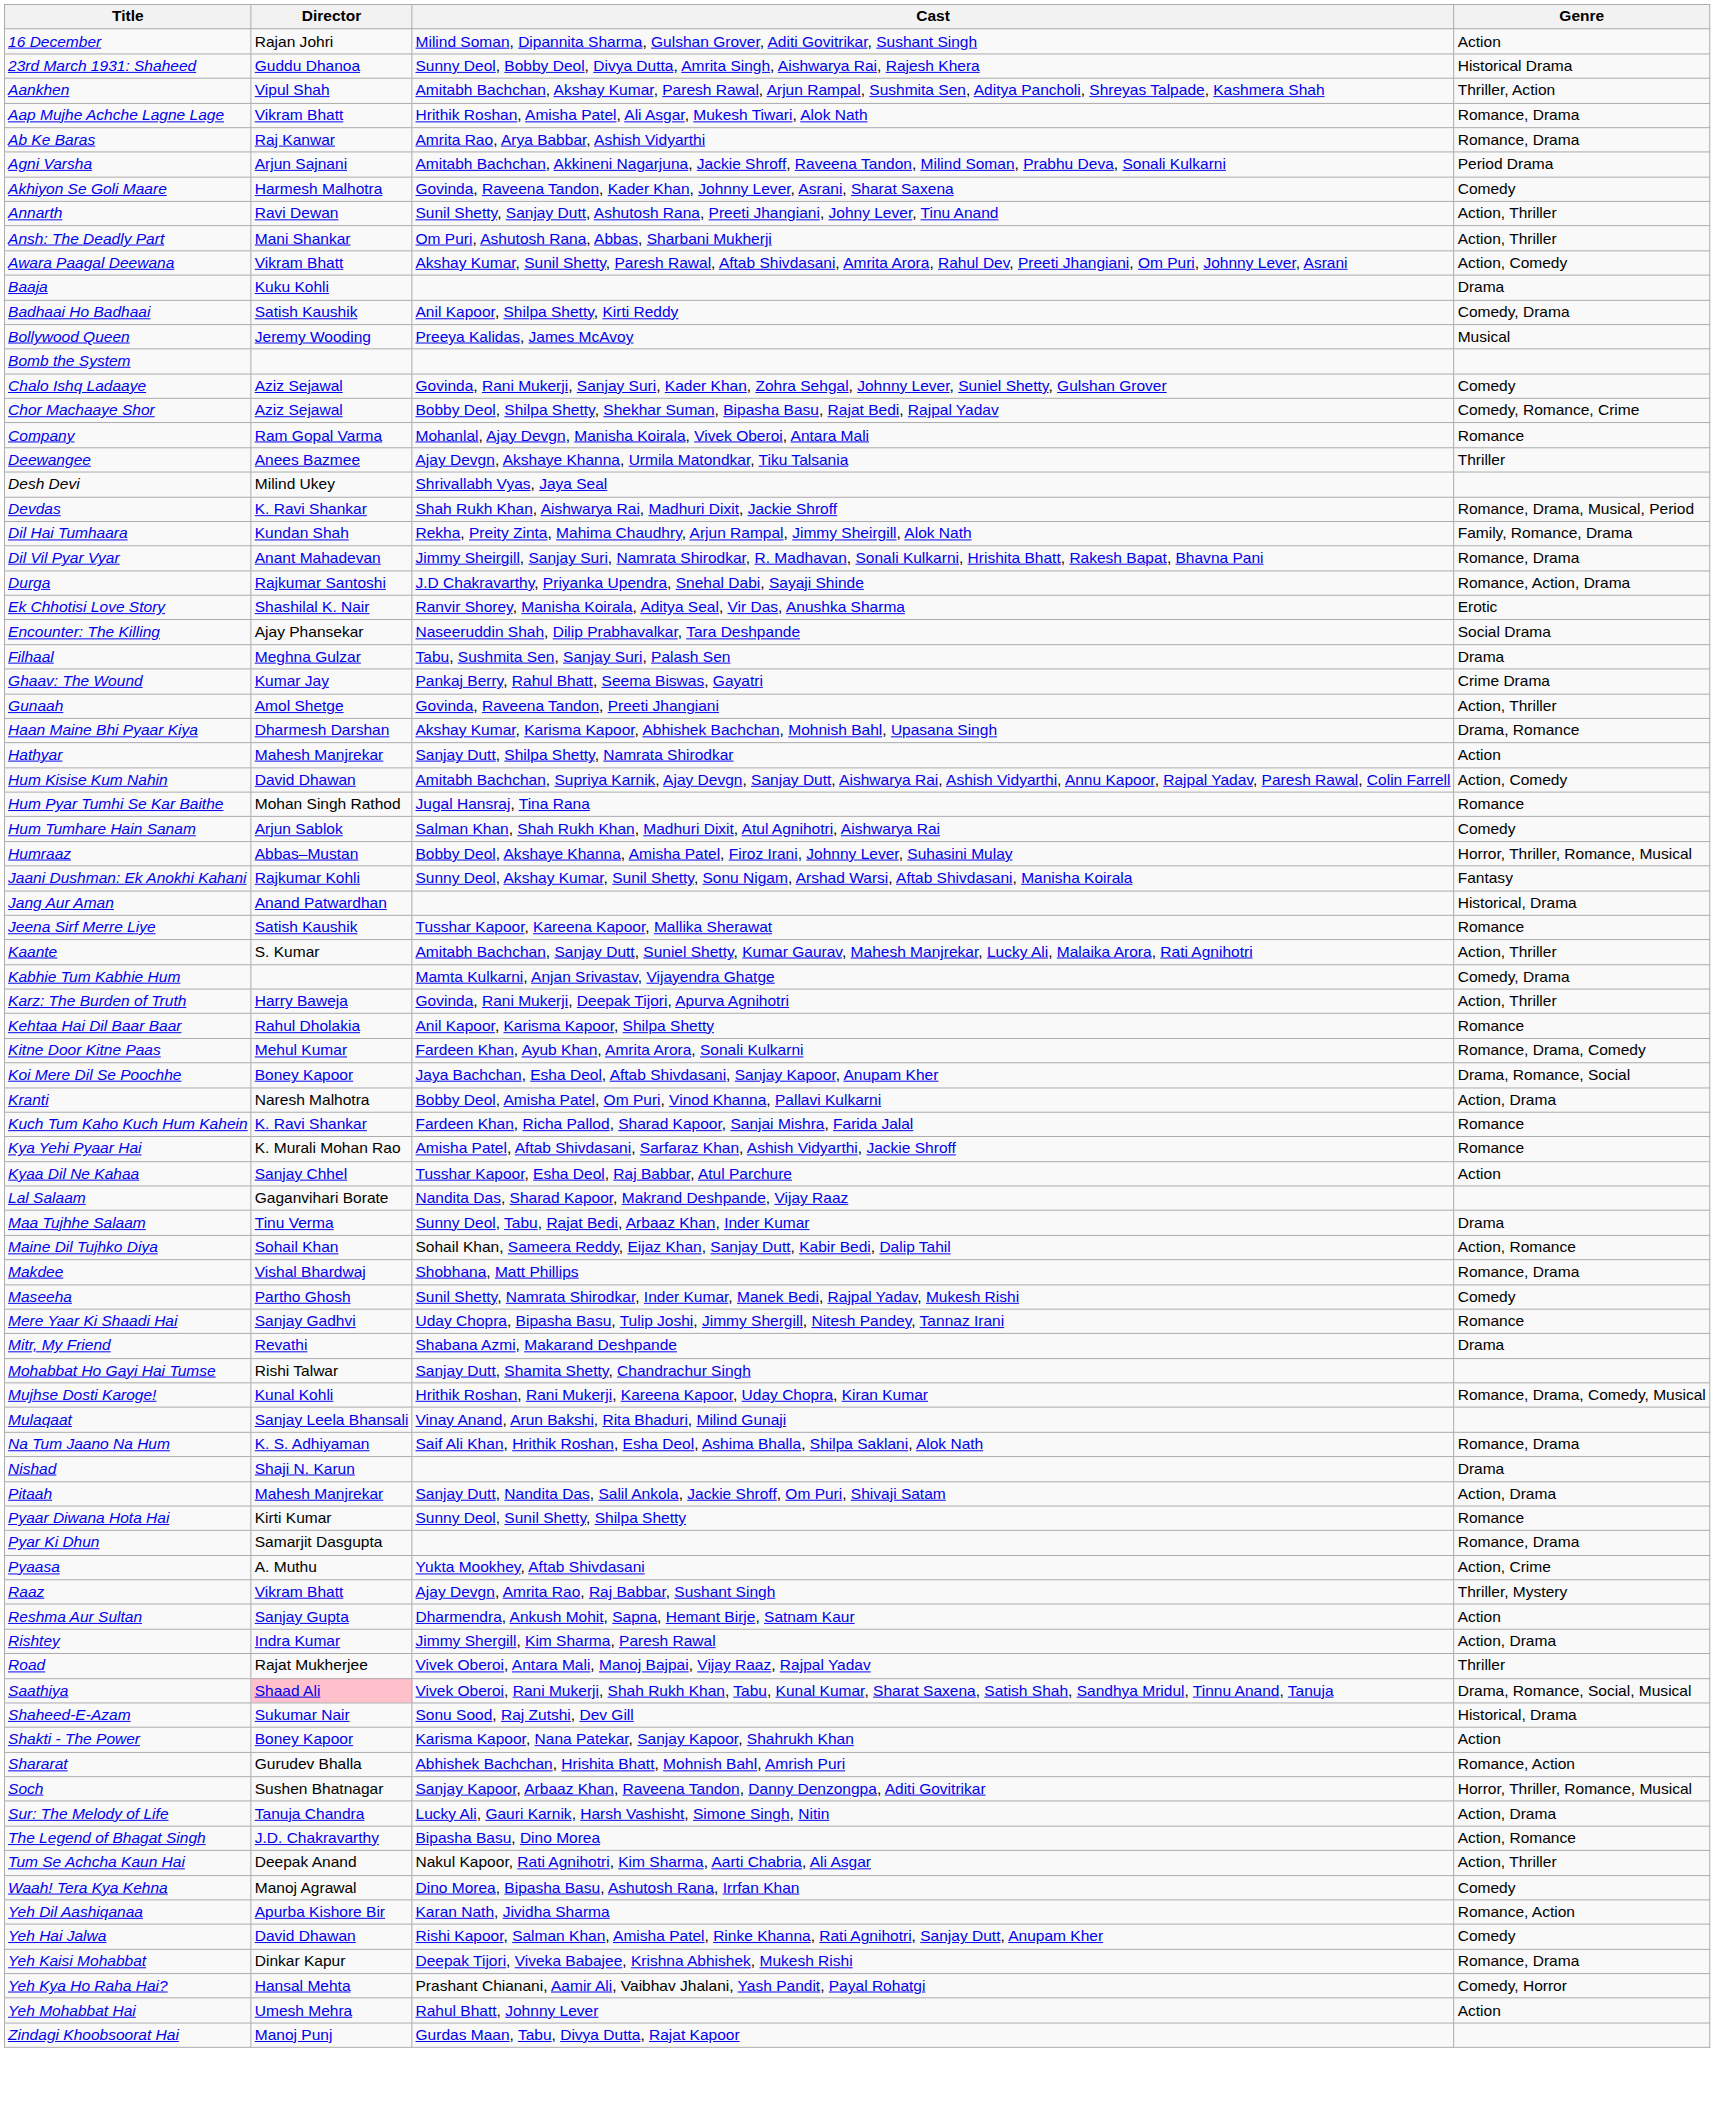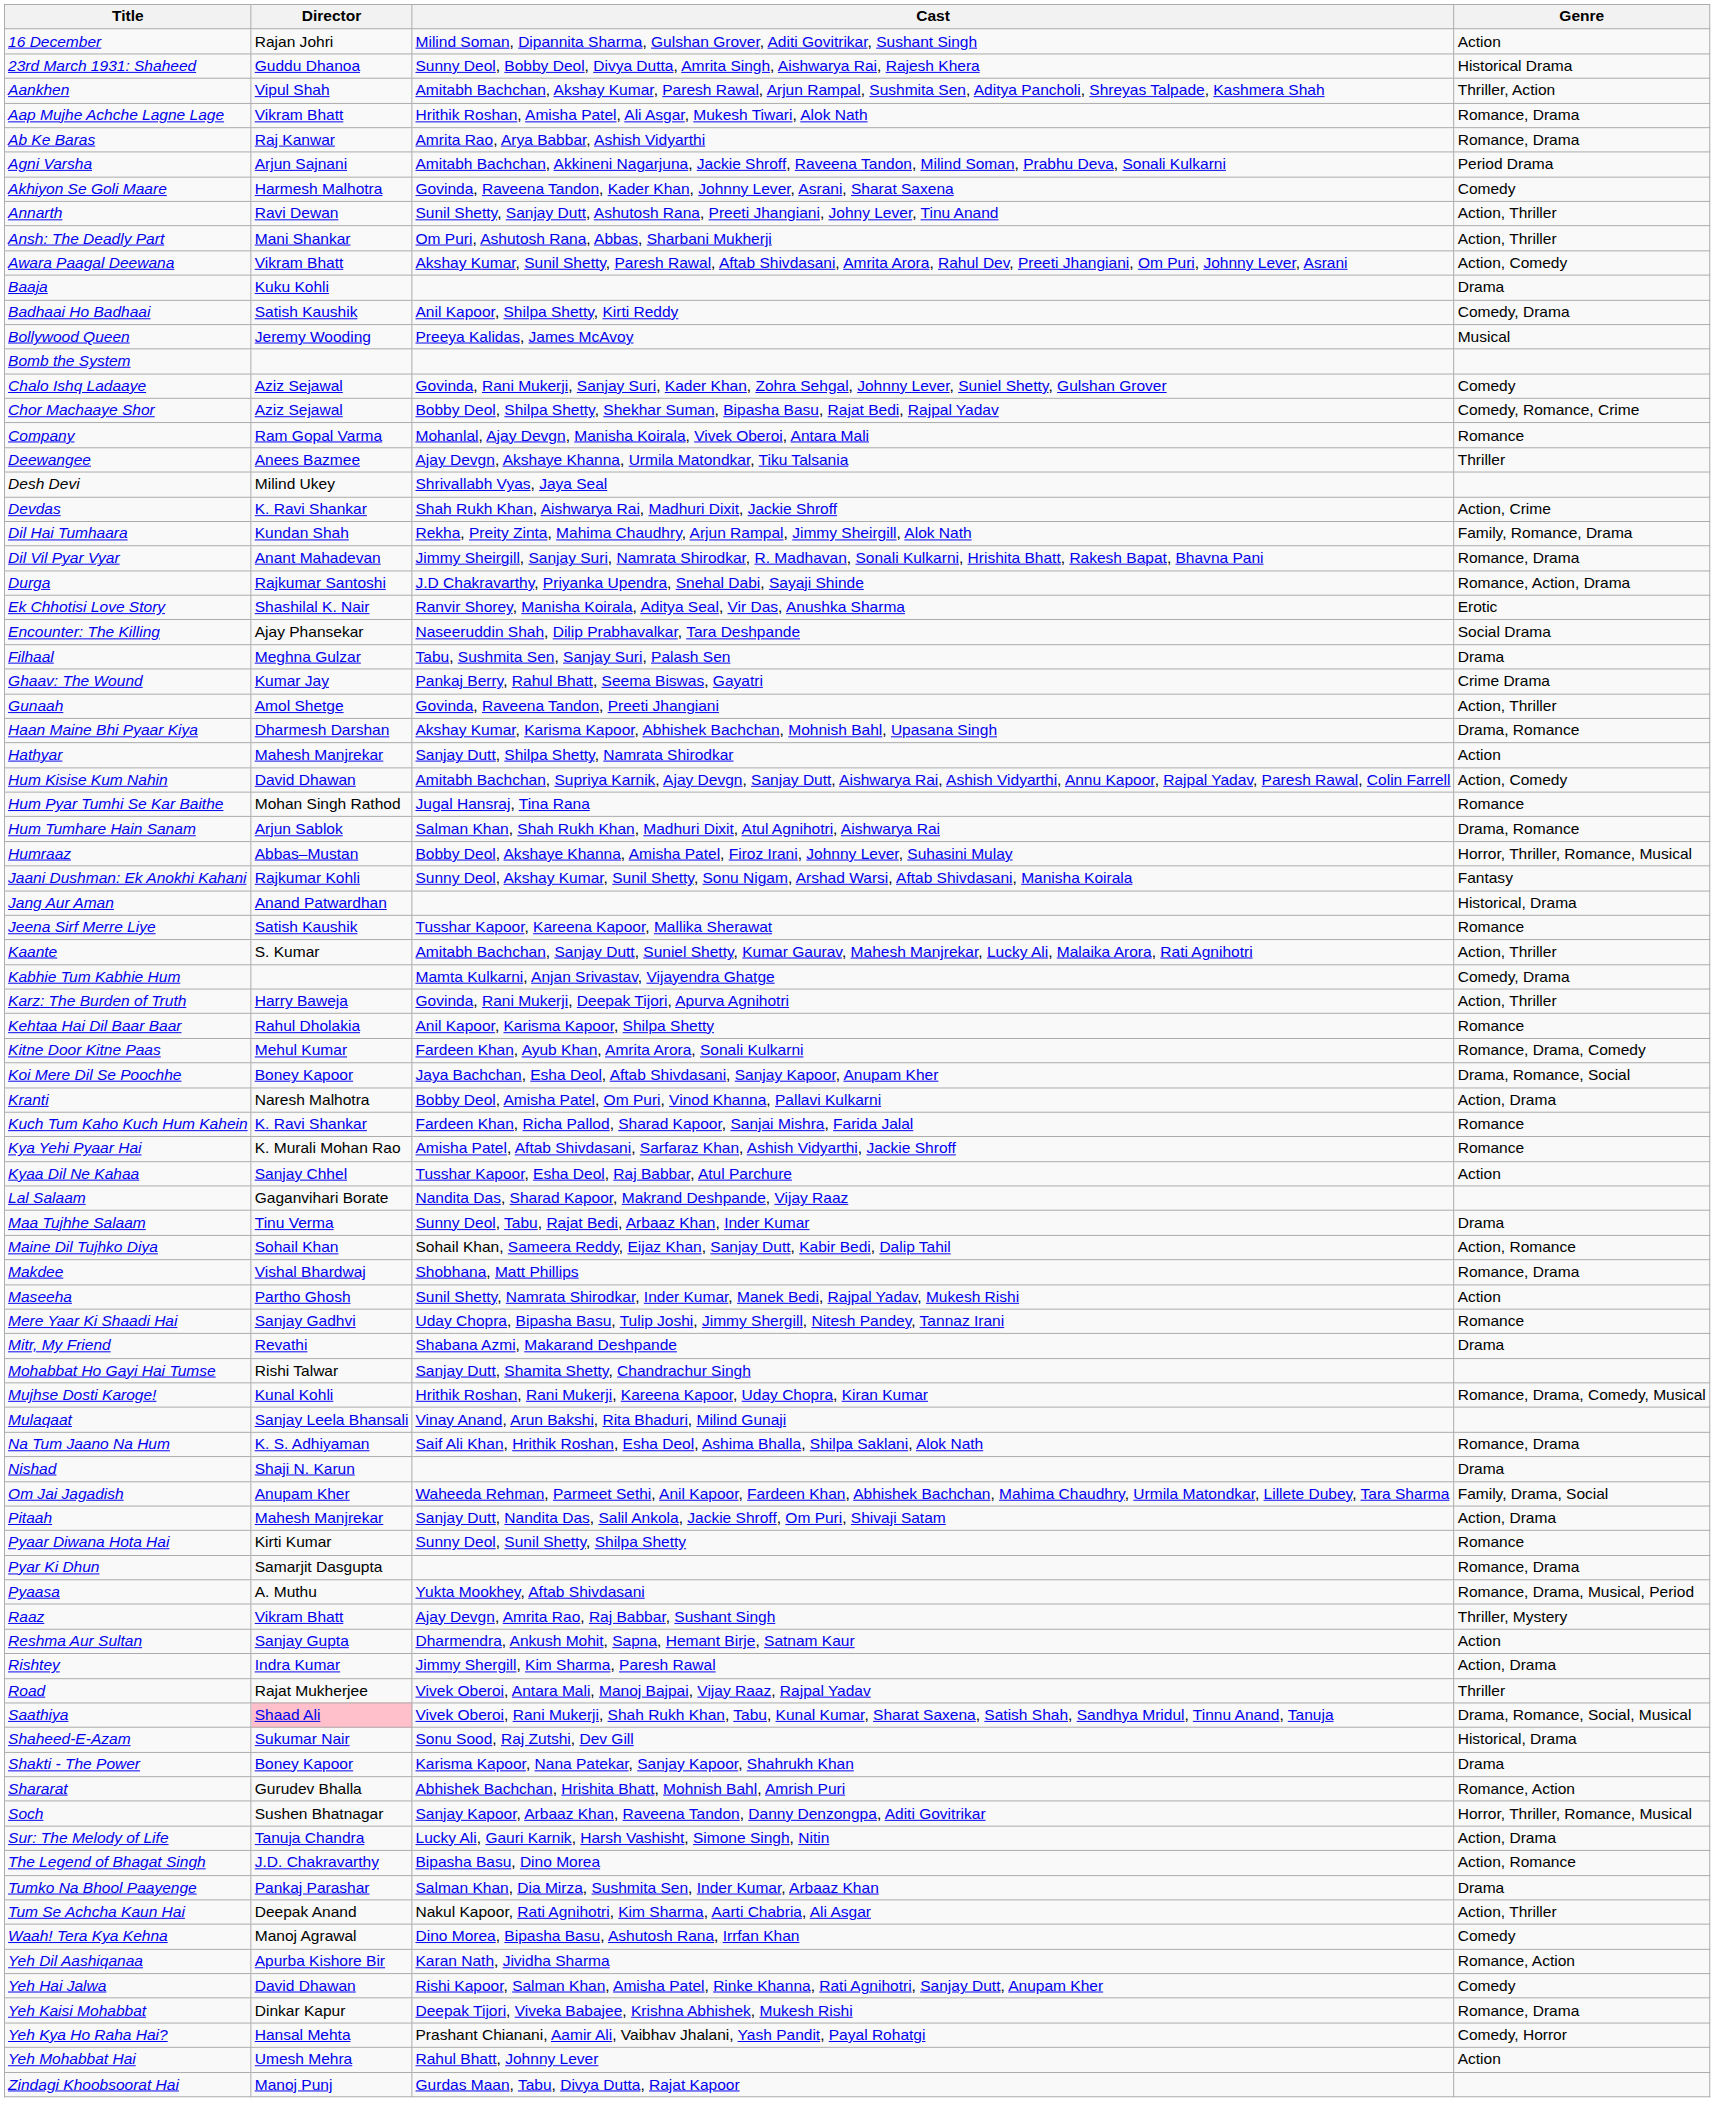(1576, 509) Romance, Drama, Musical, Period -> (1504, 509) Action, Crime
(1487, 829) Comedy -> (1518, 829) Drama, Romance
(1487, 1296) Comedy -> (1479, 1296) Action
+ row: (66, 1493)
(1504, 1567) Action, Crime -> (1576, 1592) Romance, Drama, Musical, Period
(1479, 1739) Action -> (1481, 1764) Drama
+ row: (102, 1887)
